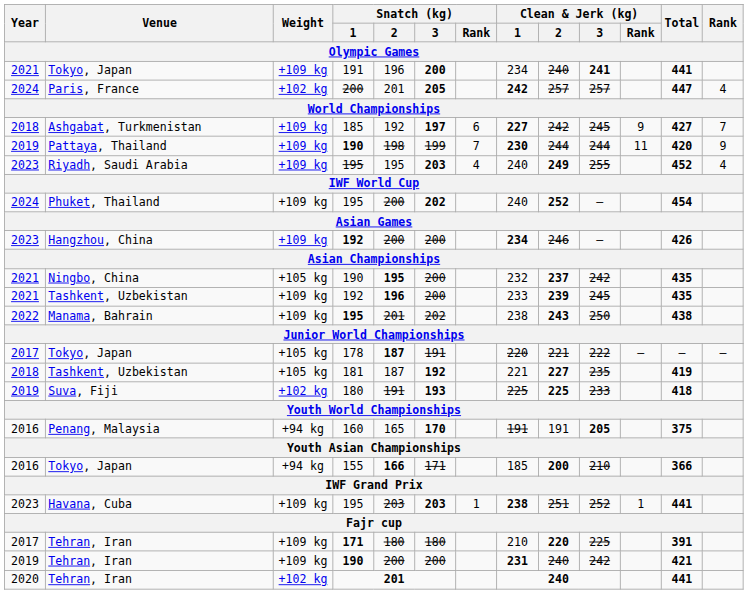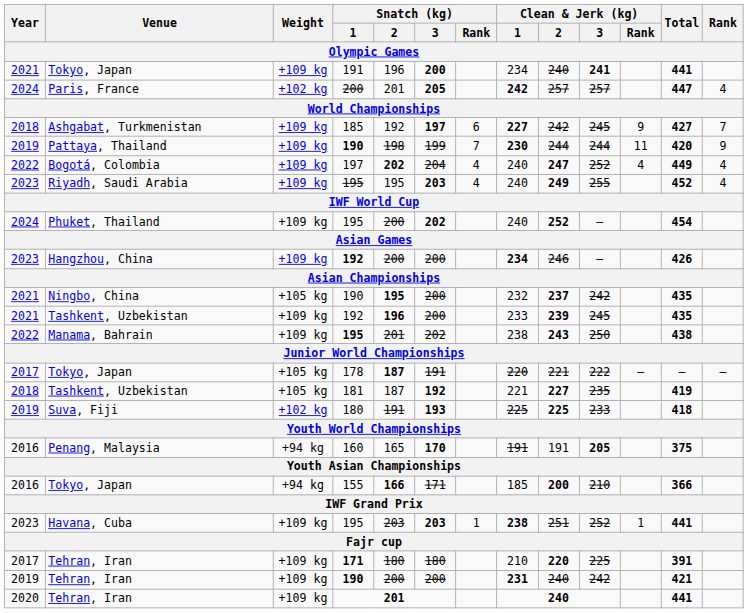+ row: (104, 165)
(303, 580) +102 kg -> (303, 598) +109 kg
